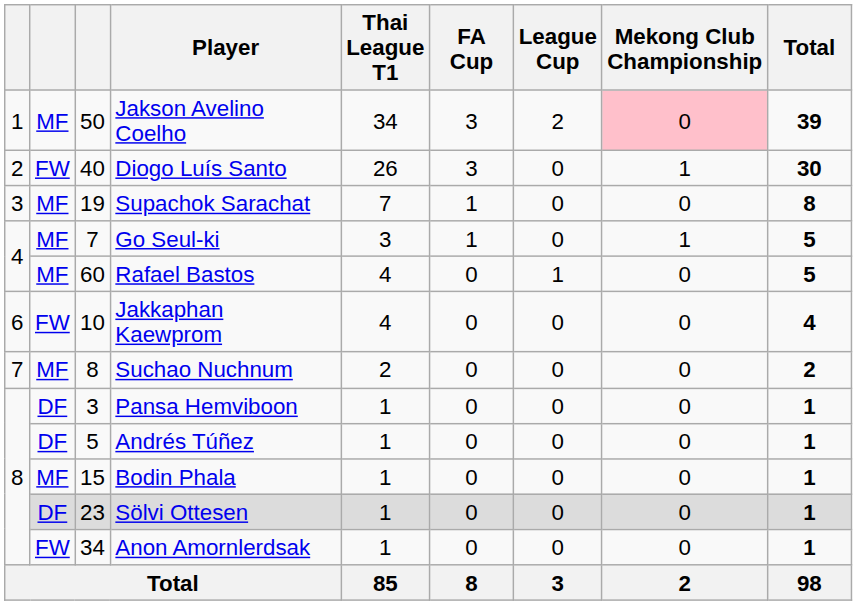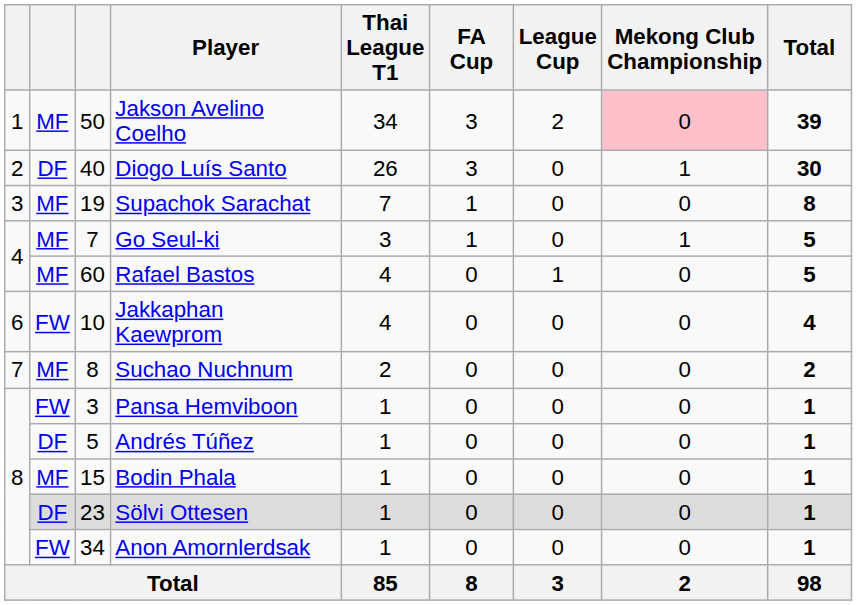(52, 168) FW -> (52, 168) DF
(52, 406) DF -> (52, 406) FW
